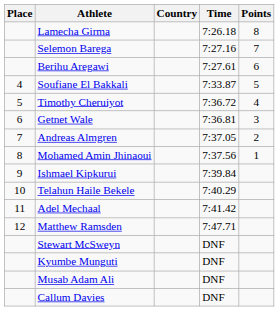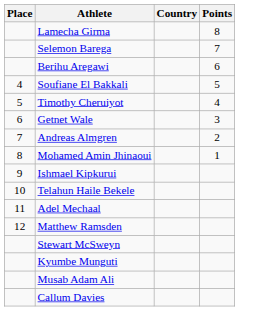- column: (219, 13)
